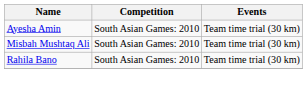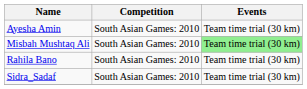(252, 44) no background -> (252, 44) lightgreen background
+ row: (31, 76)
